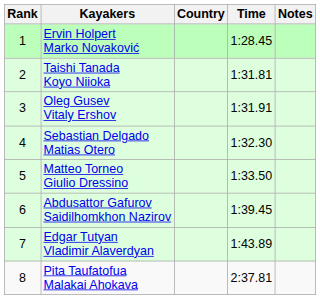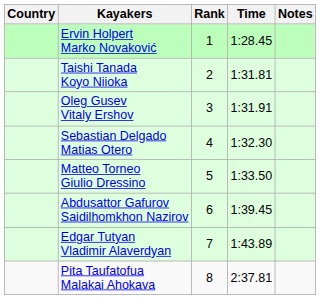columns swapped: (23, 14) <-> (201, 14)
